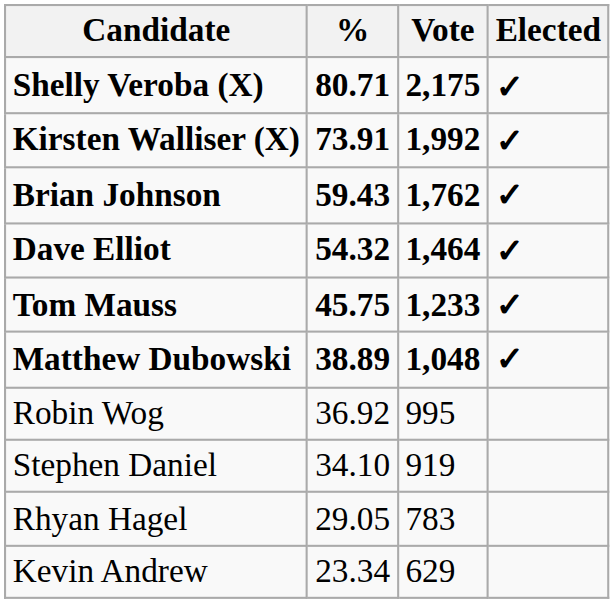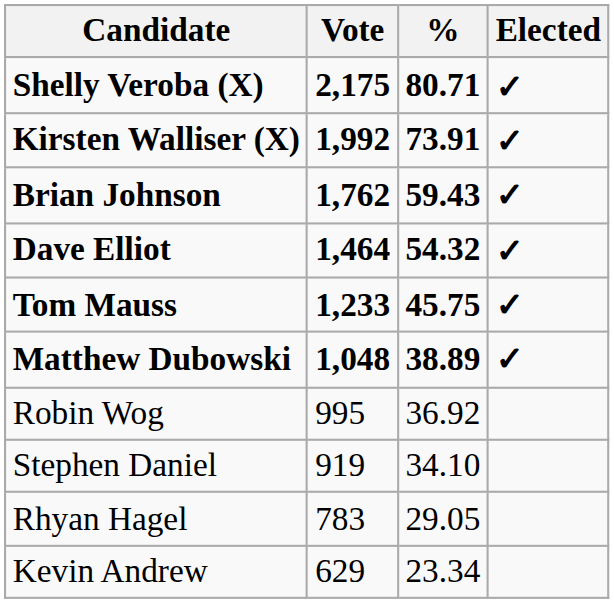columns swapped: (443, 30) <-> (353, 30)
